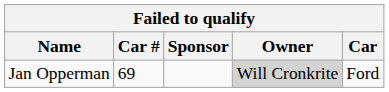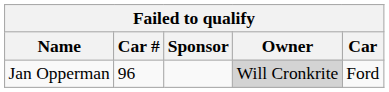(127, 73) 69 -> (127, 73) 96
